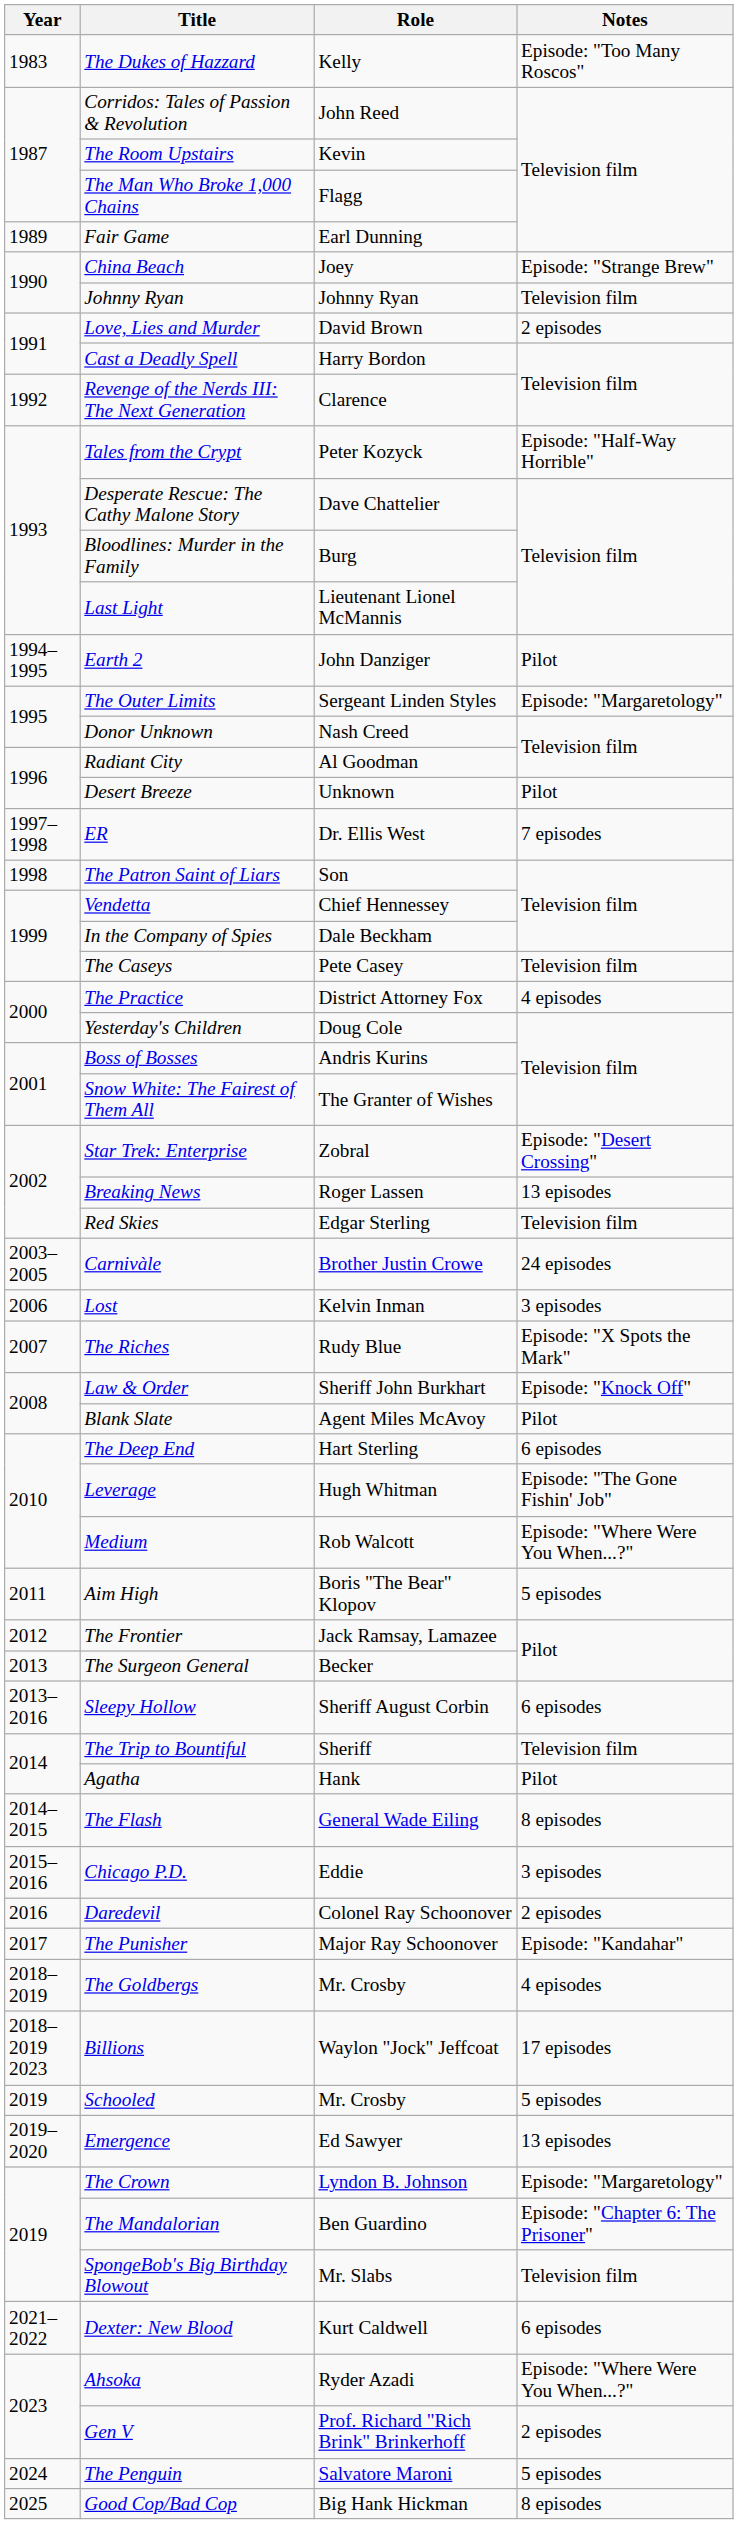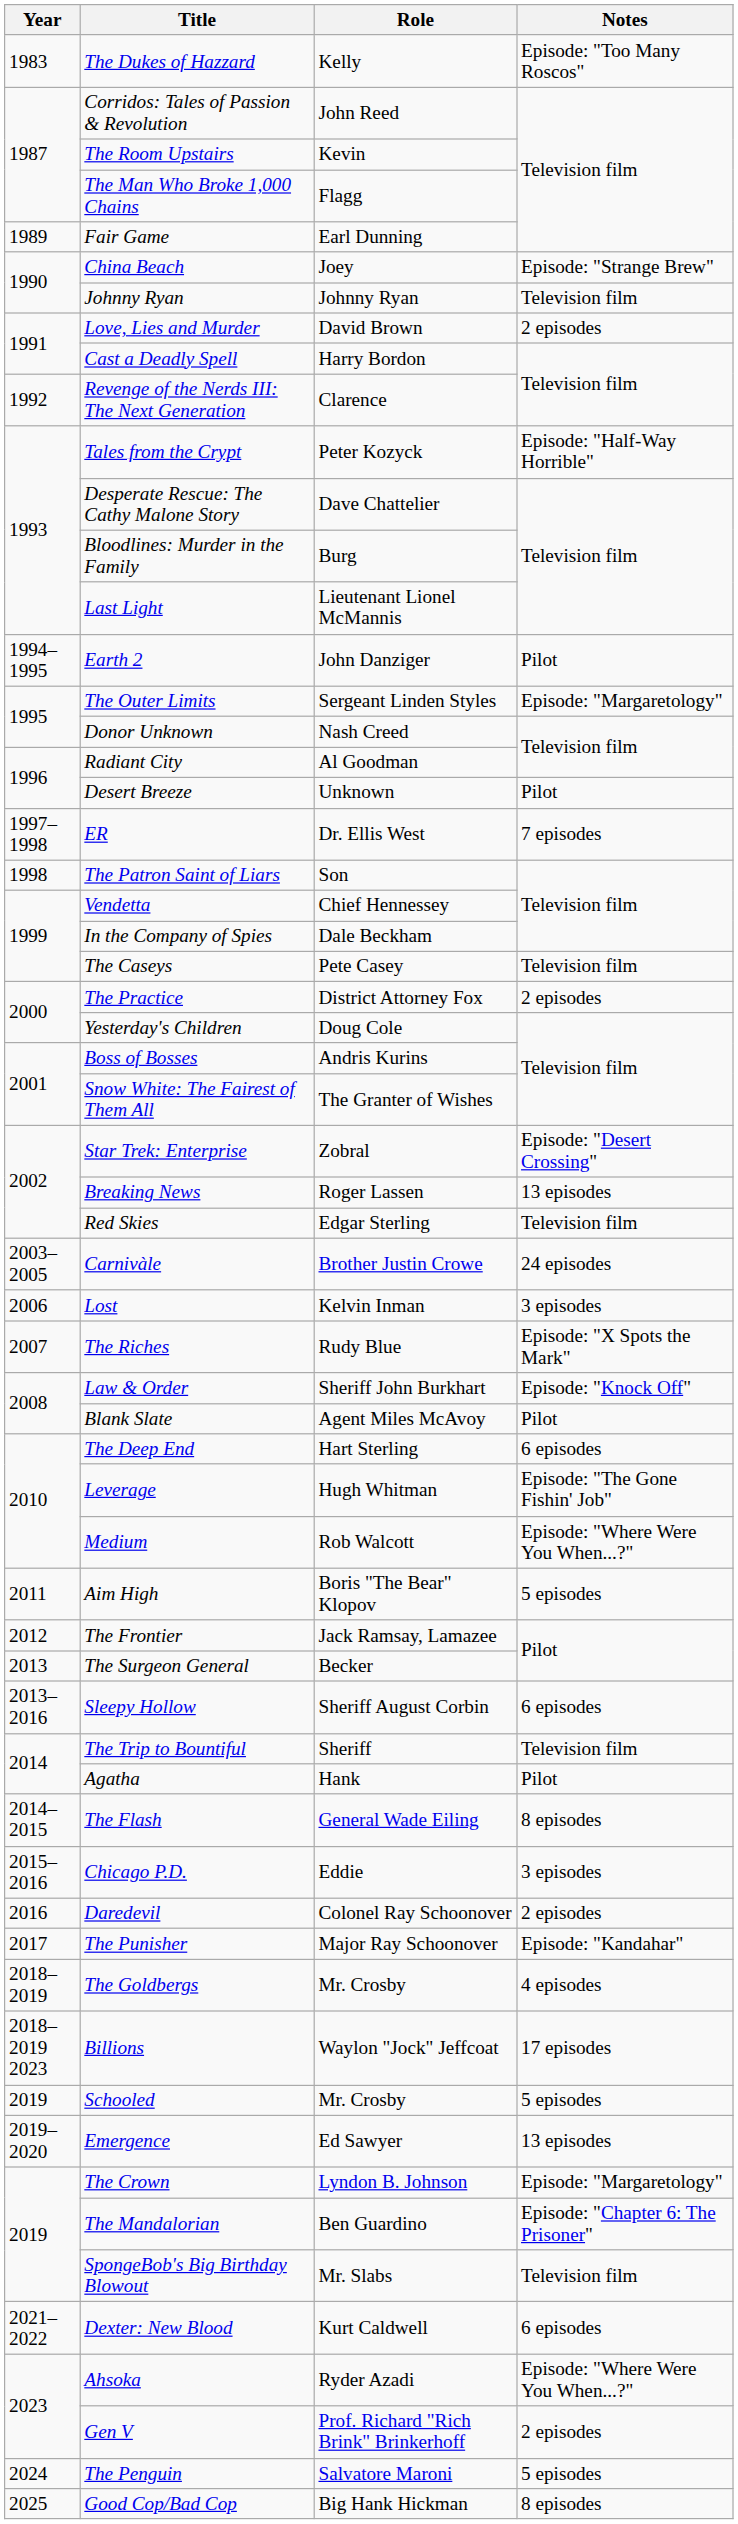(561, 996) 4 episodes -> (561, 996) 2 episodes
